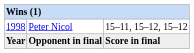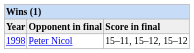rows swapped: (16, 41) <-> (16, 26)
